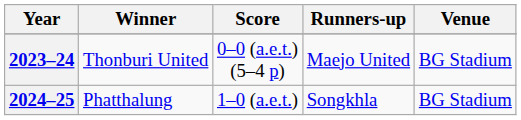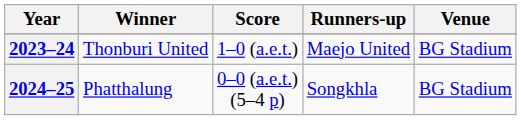(258, 59) 0–0 (a.e.t.) (5–4 p) -> (258, 49) 1–0 (a.e.t.)
(258, 99) 1–0 (a.e.t.) -> (258, 89) 0–0 (a.e.t.) (5–4 p)
